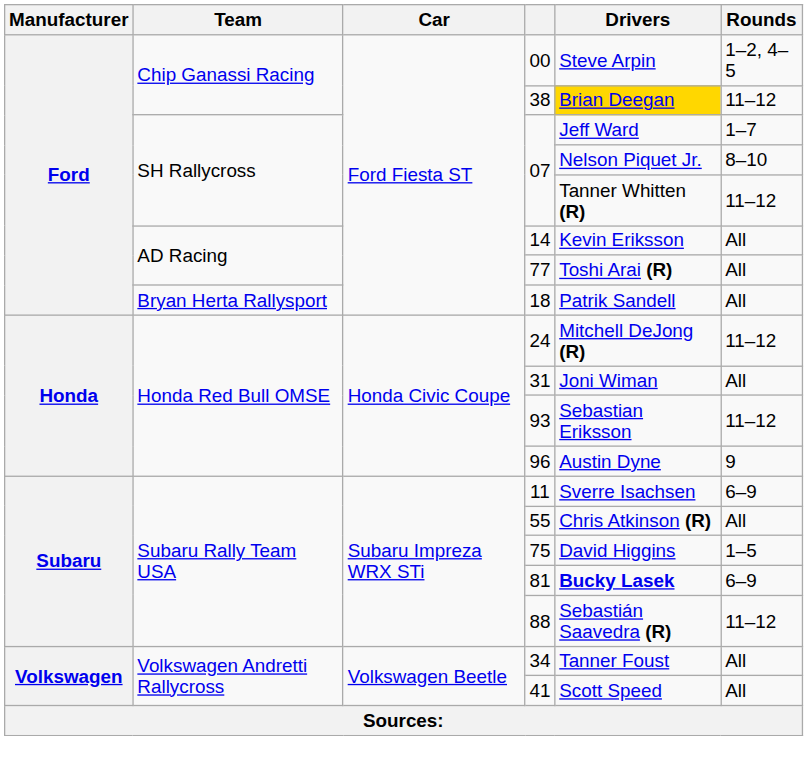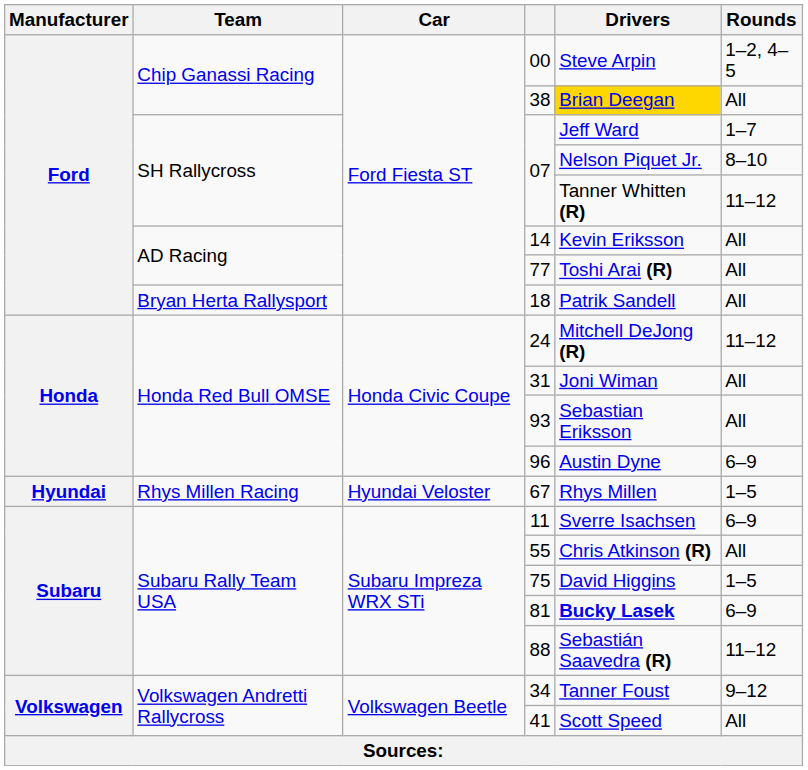(751, 101) 11–12 -> (736, 101) All
(751, 421) 11–12 -> (736, 421) All
(731, 461) 9 -> (741, 461) 6–9
+ row: (218, 491)
(736, 661) All -> (746, 691) 9–12
